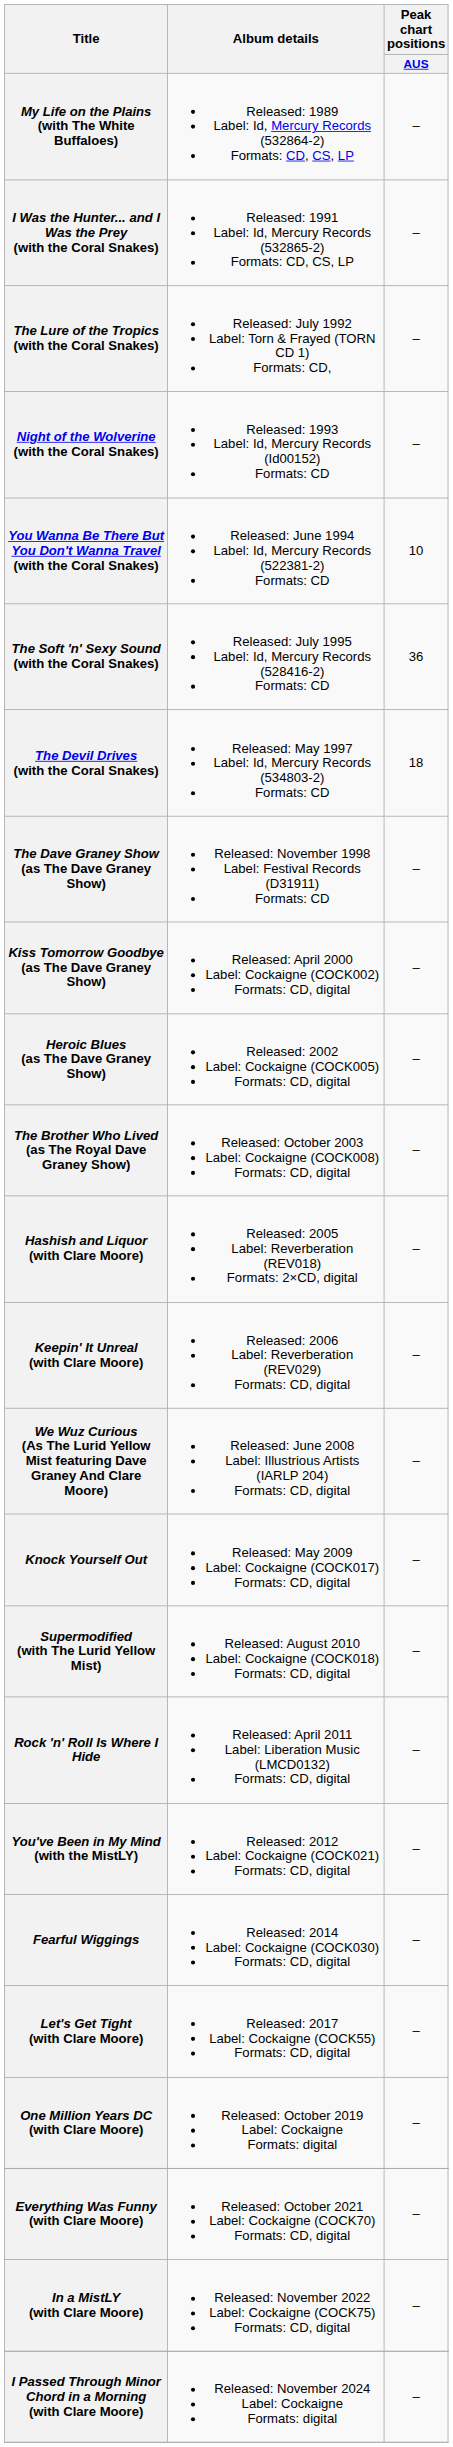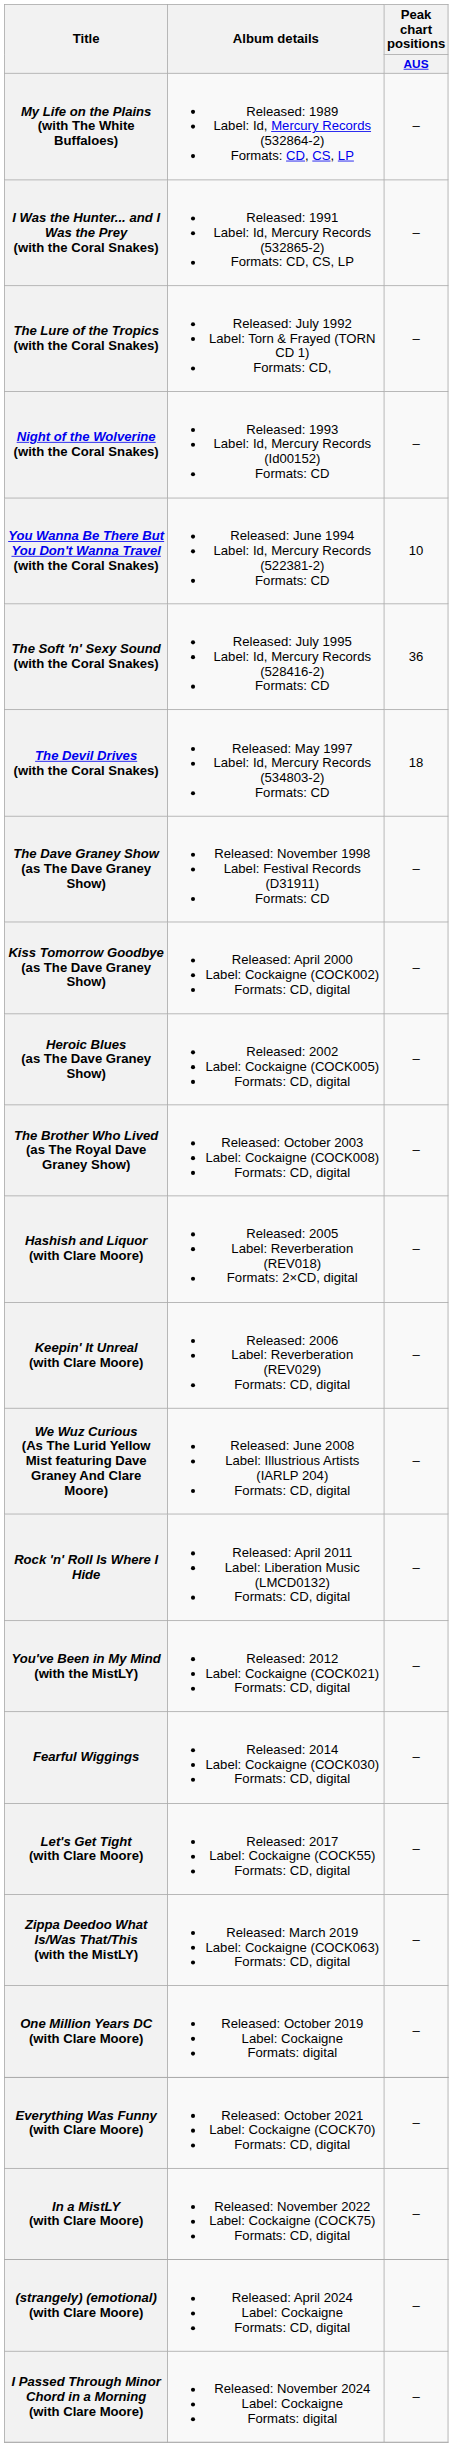- row: (86, 1560)
- row: (86, 1651)
+ row: (86, 1940)
+ row: (86, 2305)
